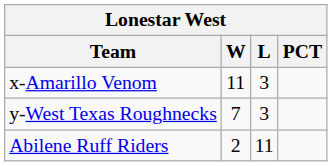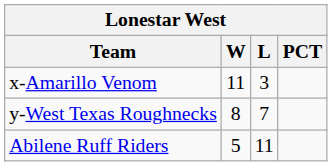(236, 113) 7 -> (236, 113) 8
(264, 113) 3 -> (264, 113) 7
(236, 144) 2 -> (236, 144) 5
